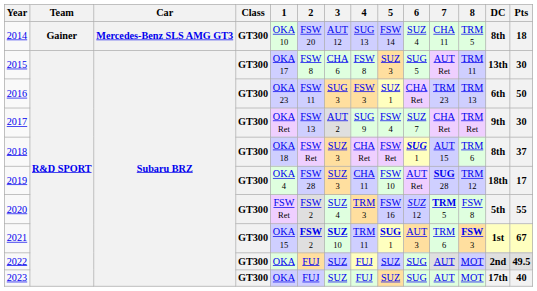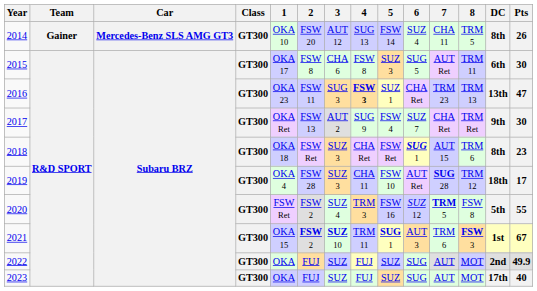(521, 36) 18 -> (521, 36) 26
(498, 65) 13th -> (498, 65) 6th
(364, 94) normal -> (364, 94) bold
(498, 94) 6th -> (498, 94) 13th
(521, 94) 50 -> (521, 94) 47
(521, 151) 37 -> (521, 151) 23
(521, 261) 49.5 -> (521, 261) 49.9
